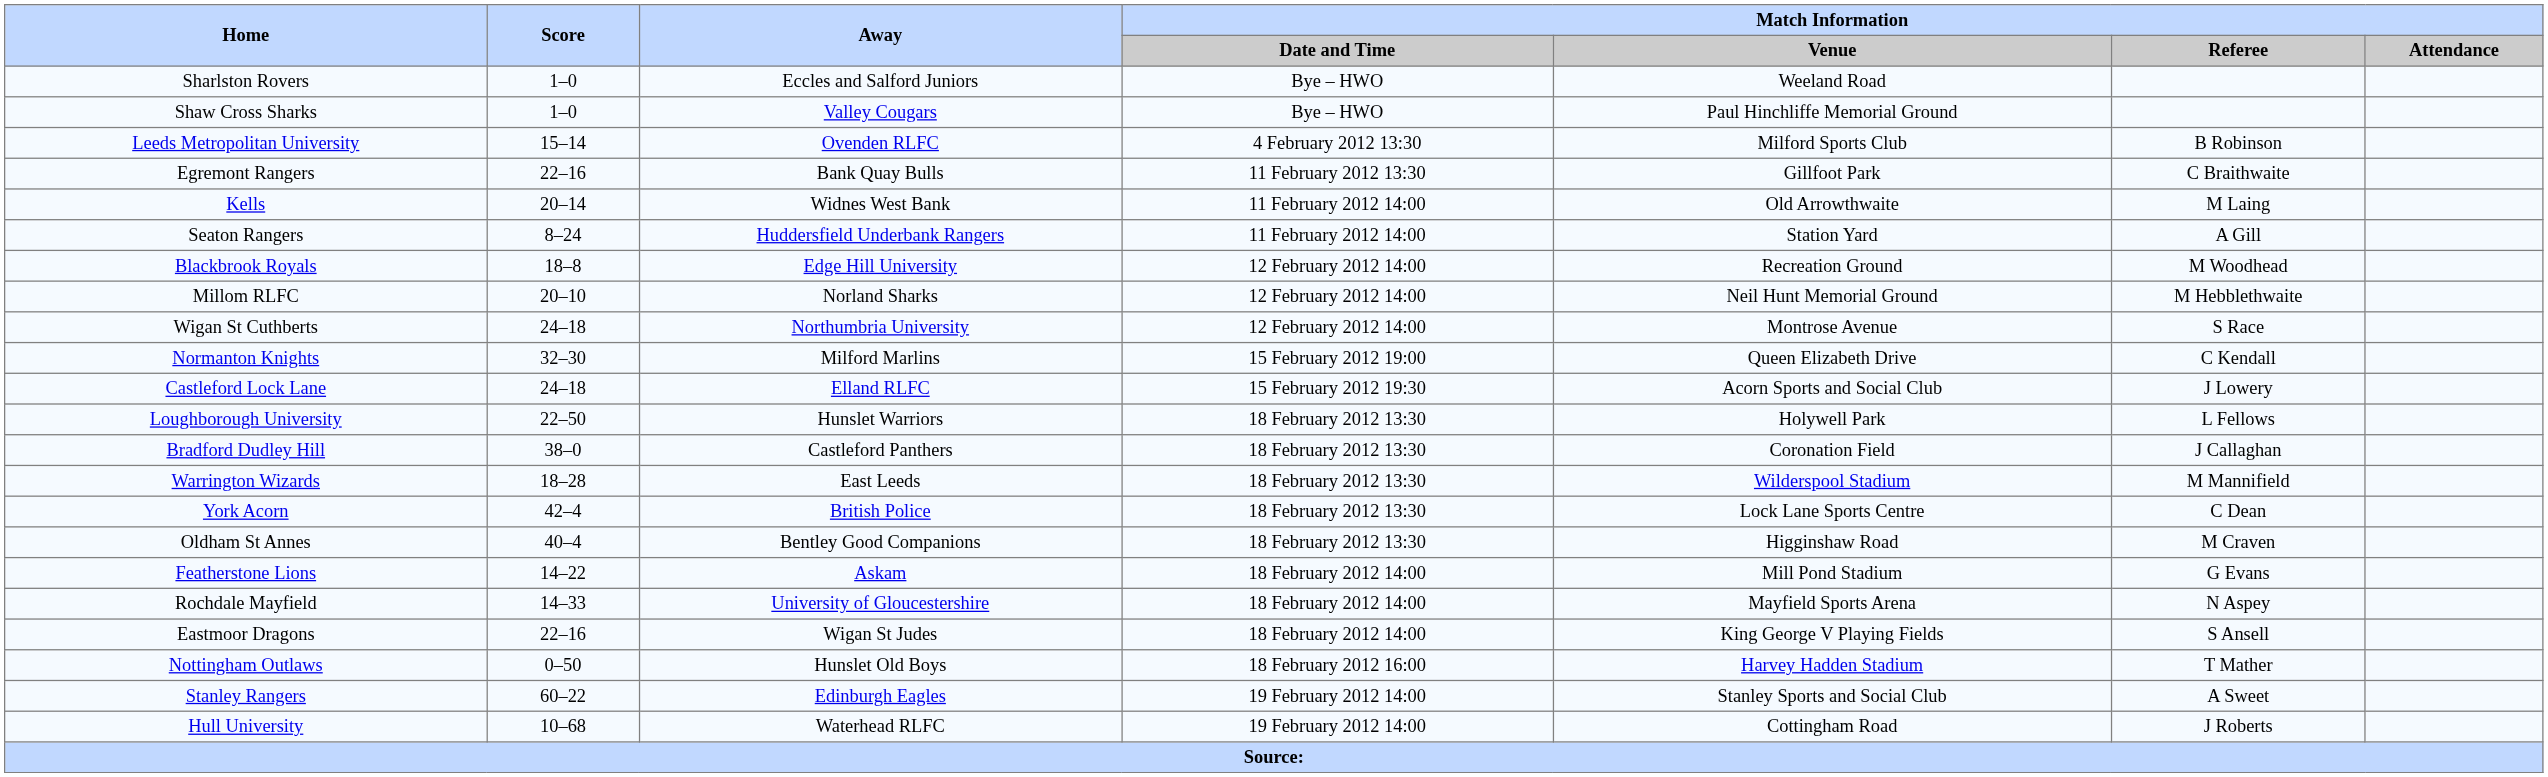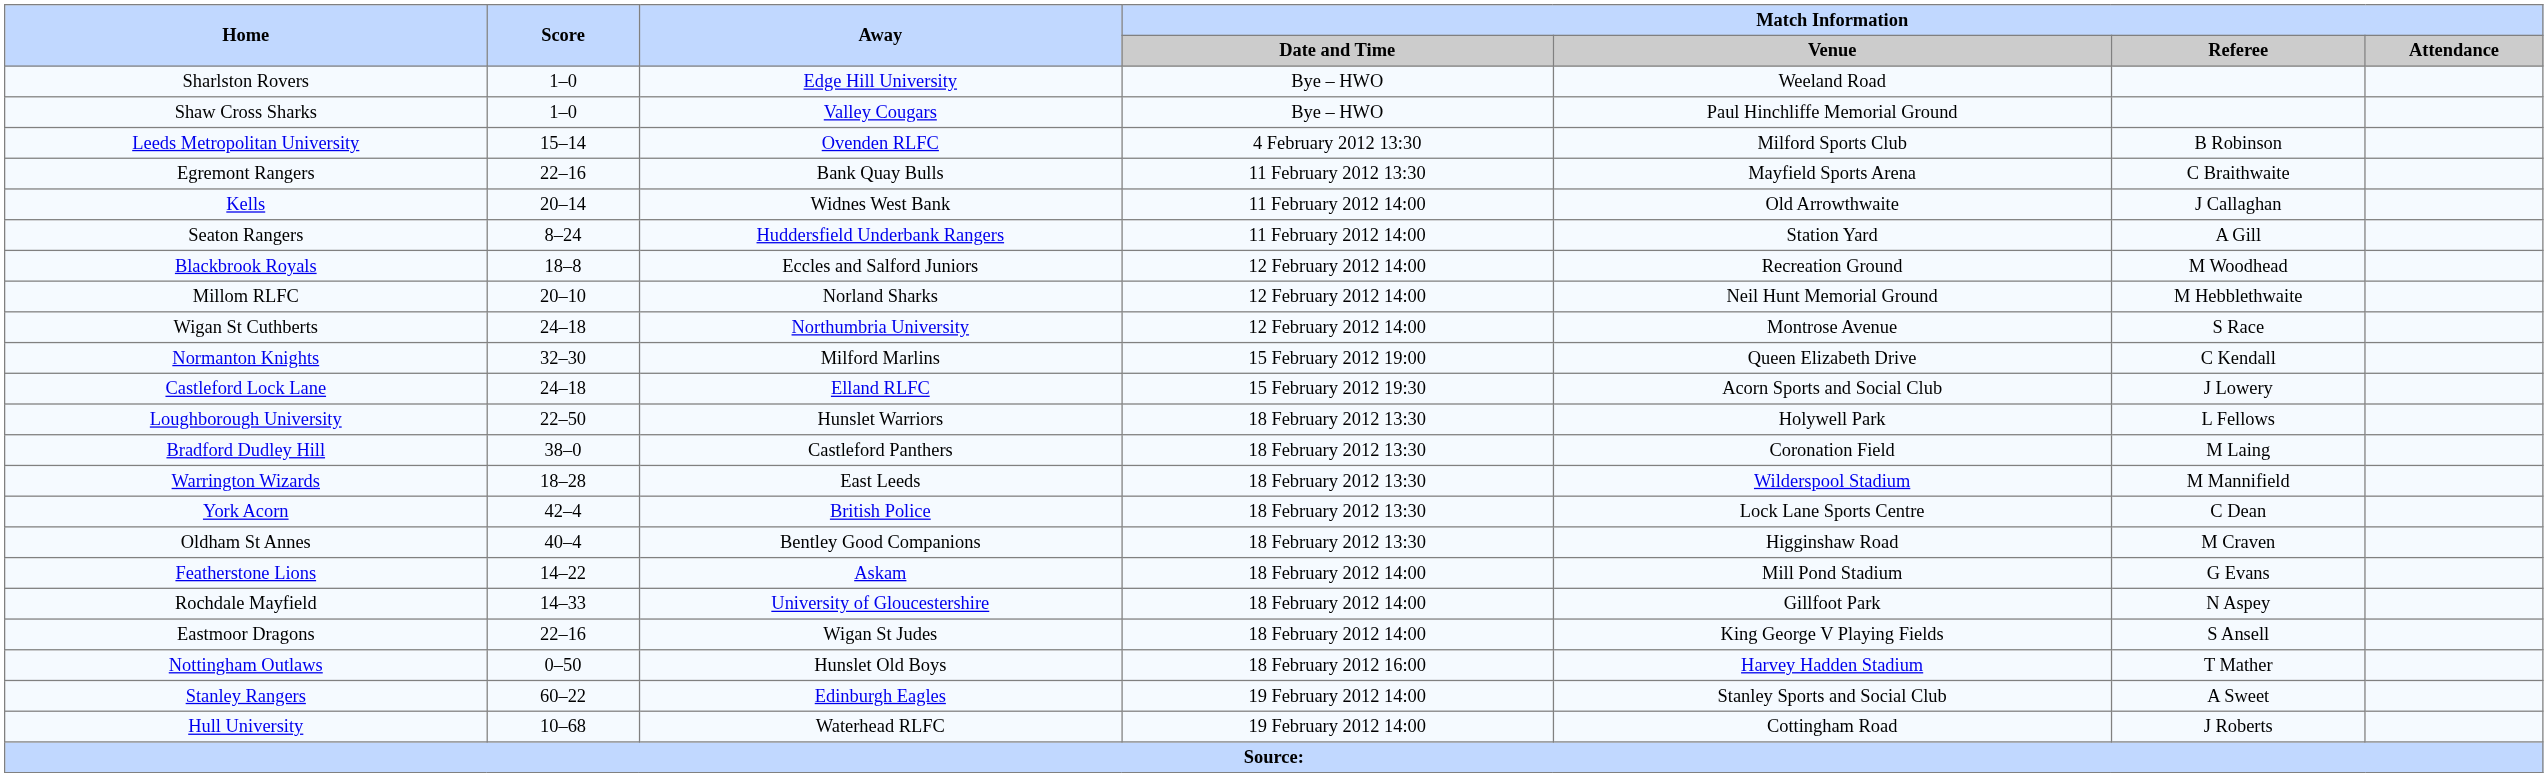(880, 81) Eccles and Salford Juniors -> (880, 81) Edge Hill University
(1832, 173) Gillfoot Park -> (1832, 173) Mayfield Sports Arena
(2238, 204) M Laing -> (2238, 204) J Callaghan
(880, 265) Edge Hill University -> (880, 265) Eccles and Salford Juniors
(2238, 449) J Callaghan -> (2238, 449) M Laing
(1832, 603) Mayfield Sports Arena -> (1832, 603) Gillfoot Park
